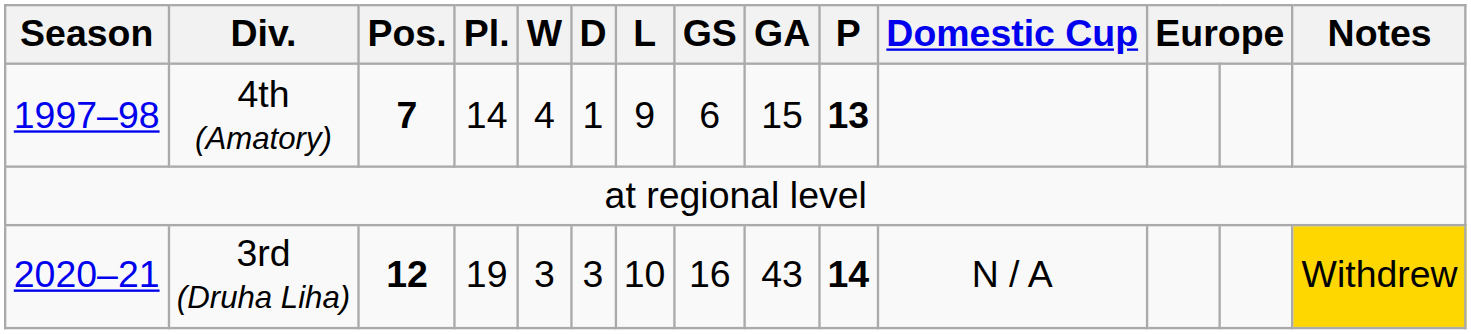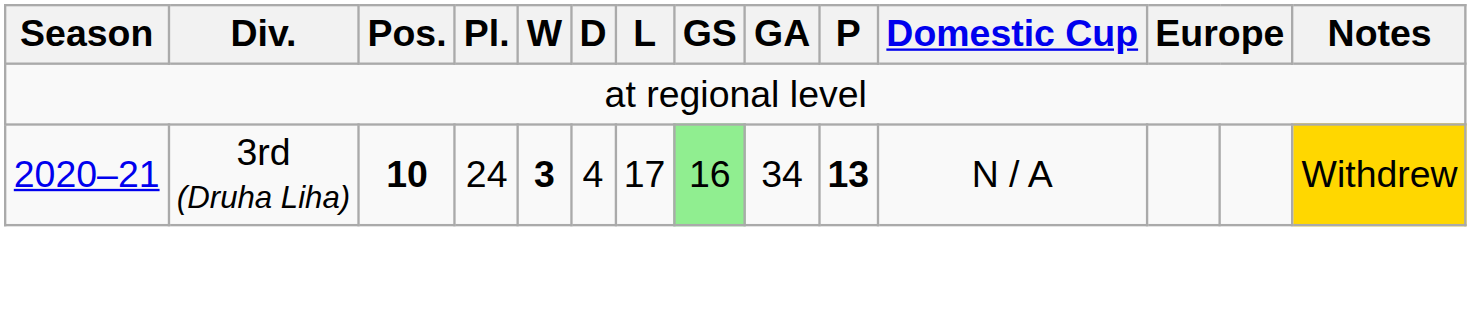- row: (264, 114)
(407, 275) 12 -> (407, 174) 10
(487, 275) 19 -> (487, 174) 24
(545, 275) normal -> (545, 174) bold
(593, 275) 3 -> (593, 174) 4
(645, 275) 10 -> (645, 174) 17
(710, 275) no background -> (710, 174) lightgreen background
(782, 275) 43 -> (782, 174) 34
(848, 275) 14 -> (848, 174) 13
